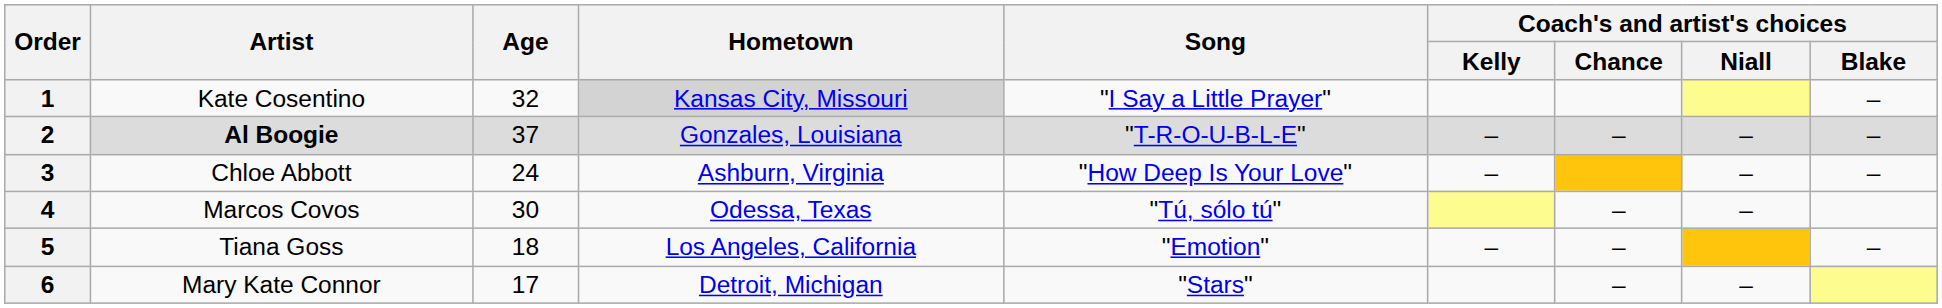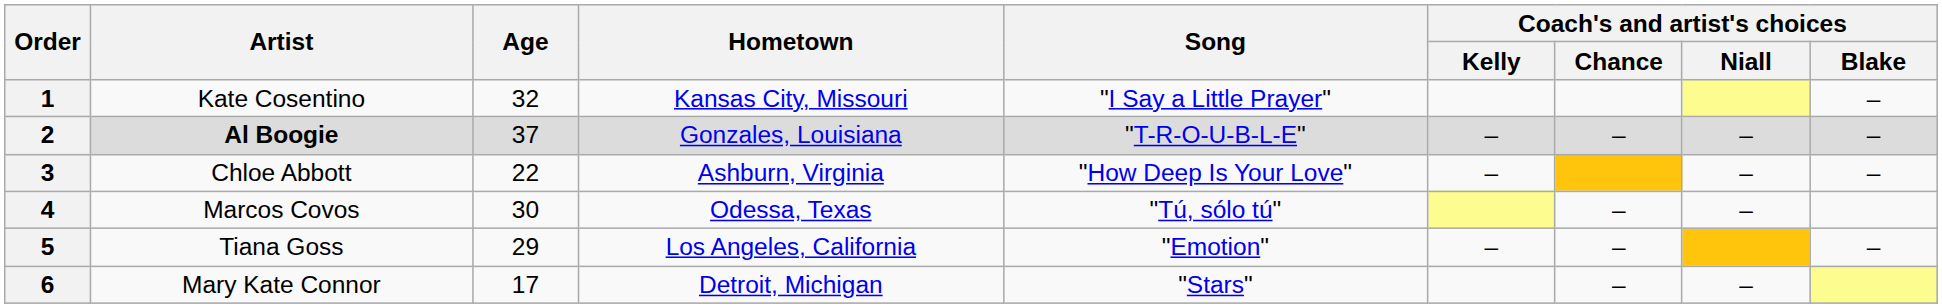(791, 98) lightgrey background -> (791, 98) no background
(525, 173) 24 -> (525, 173) 22
(525, 247) 18 -> (525, 247) 29
